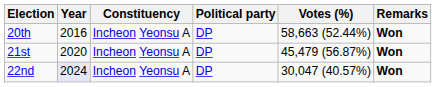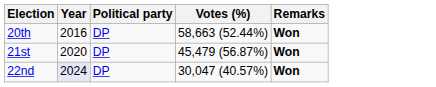- column: (141, 14)
